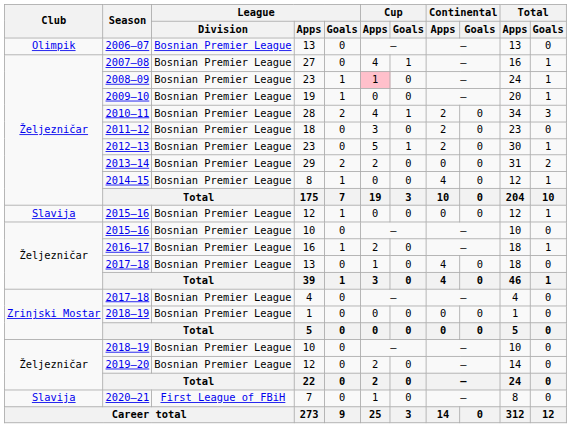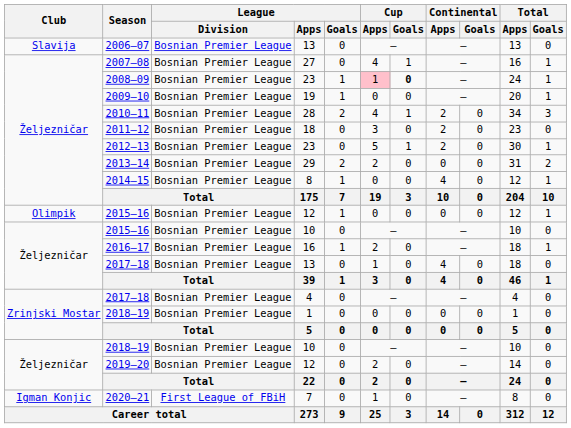(54, 47) Olimpik -> (54, 47) Slavija
(408, 80) normal -> (408, 80) bold
(54, 214) Slavija -> (54, 214) Olimpik
(54, 398) Slavija -> (54, 398) Igman Konjic
